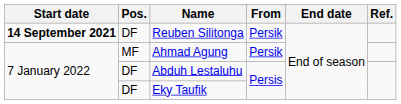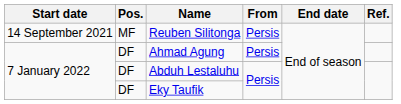(62, 33) bold -> (60, 33) normal
(129, 33) DF -> (127, 33) MF
(266, 33) Persik -> (263, 33) Persis
(130, 52) MF -> (126, 52) DF
(266, 52) Persik -> (263, 52) Persis
